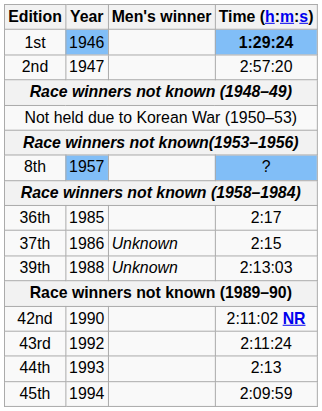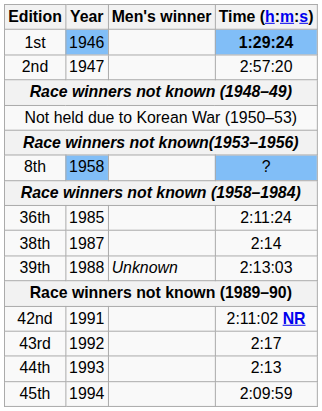(87, 167) 1957 -> (87, 167) 1958
(266, 218) 2:17 -> (266, 218) 2:11:24
- row: (35, 243)
+ row: (35, 243)
(87, 318) 1990 -> (87, 318) 1991
(266, 343) 2:11:24 -> (266, 343) 2:17
